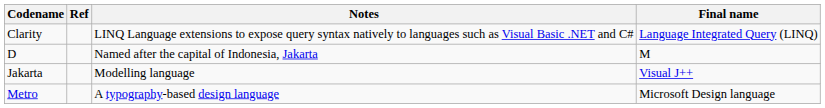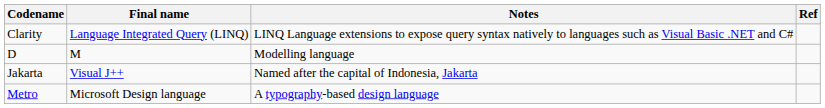columns swapped: (728, 14) <-> (79, 14)
(206, 53) Named after the capital of Indonesia, Jakarta -> (304, 53) Modelling language
(144, 73) Modelling language -> (366, 73) Named after the capital of Indonesia, Jakarta
